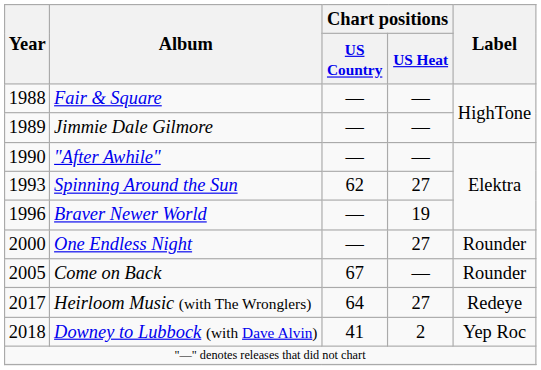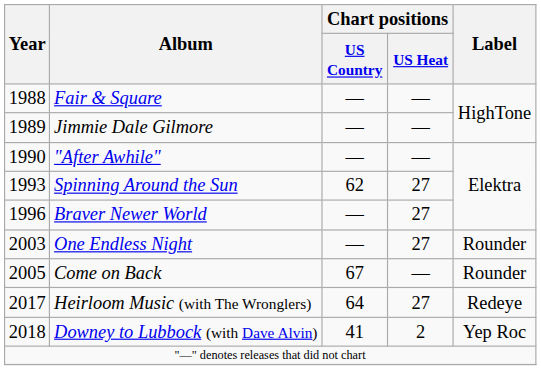(421, 214) 19 -> (421, 214) 27
(27, 244) 2000 -> (27, 244) 2003
